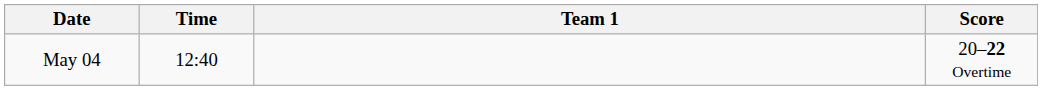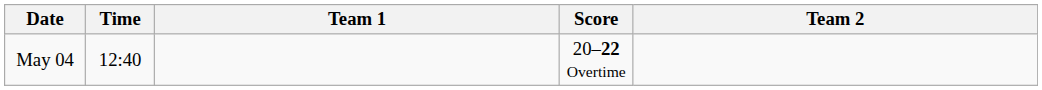+ column: (835, 19)
